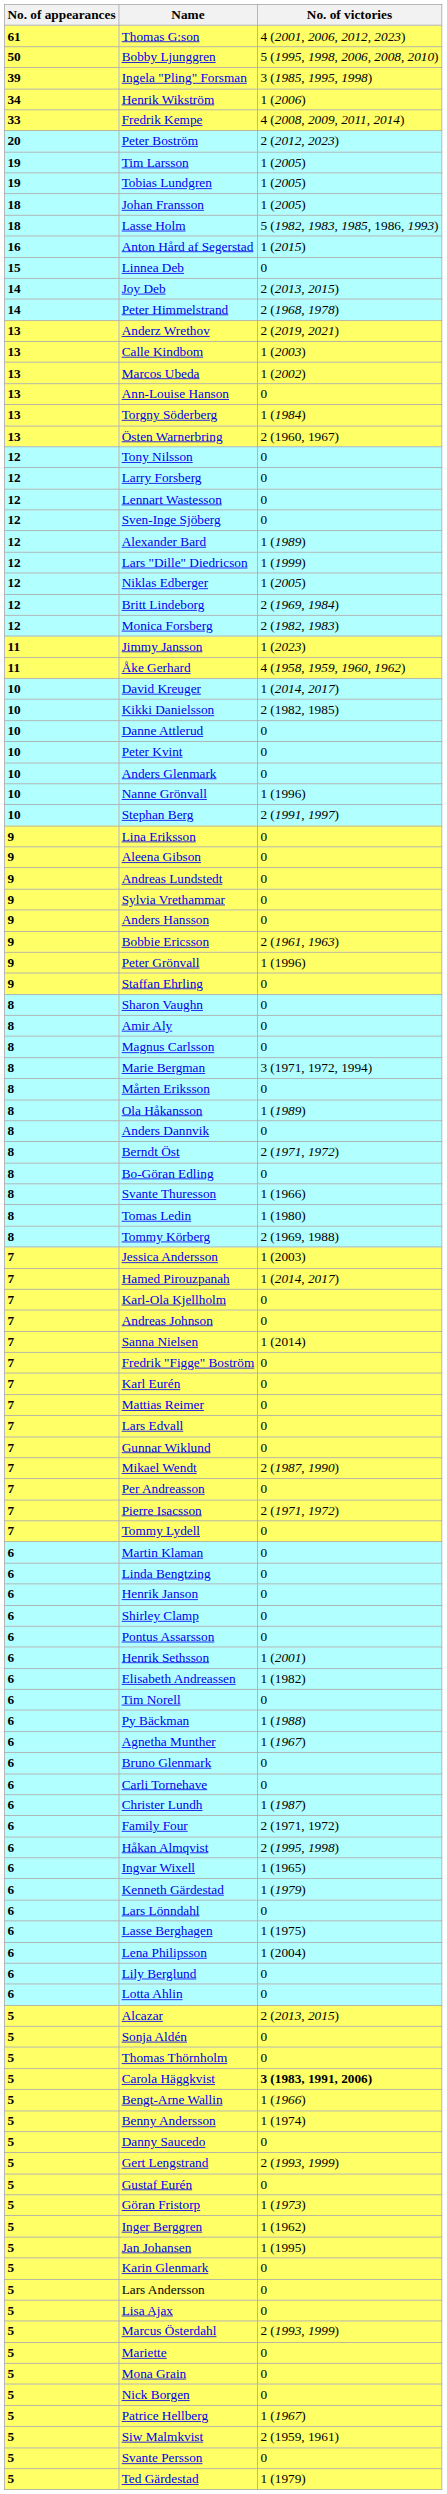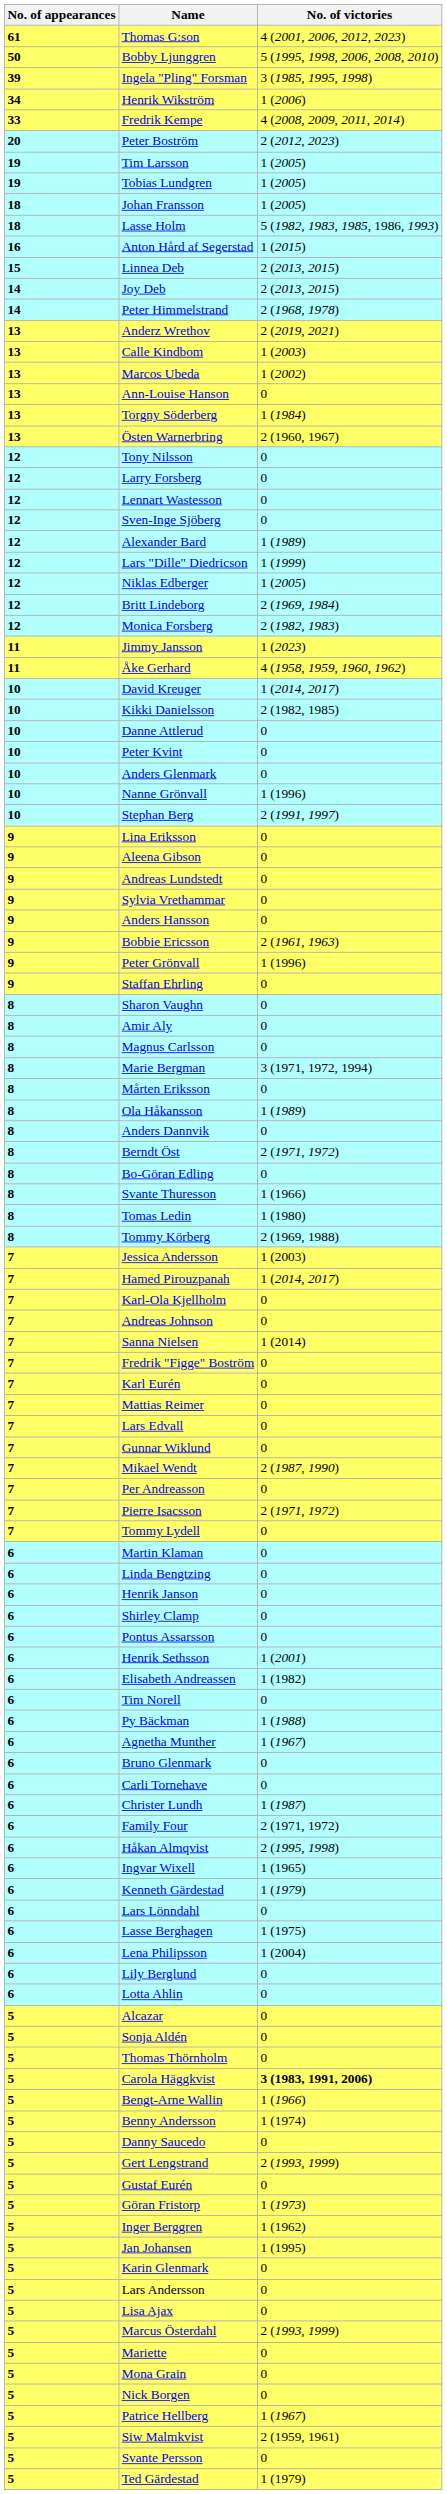(264, 267) 0 -> (300, 267) 2 (2013, 2015)
(300, 2015) 2 (2013, 2015) -> (264, 2015) 0
